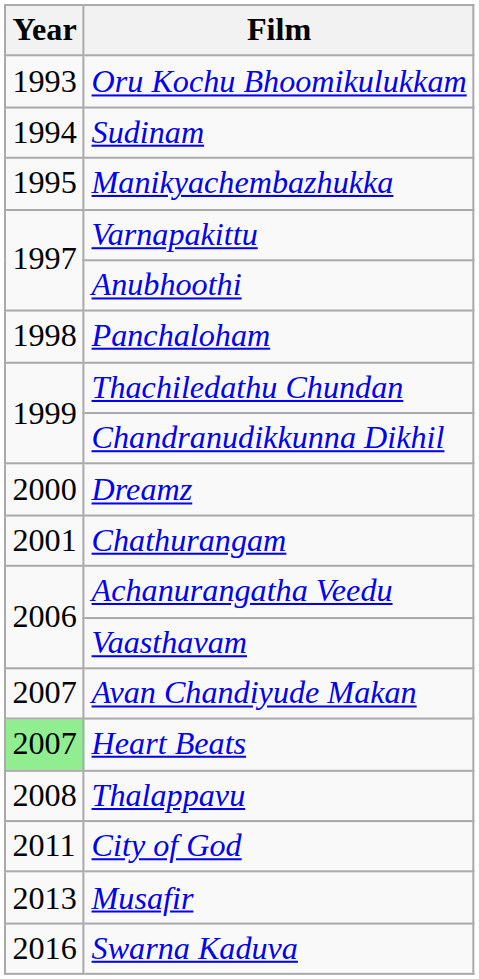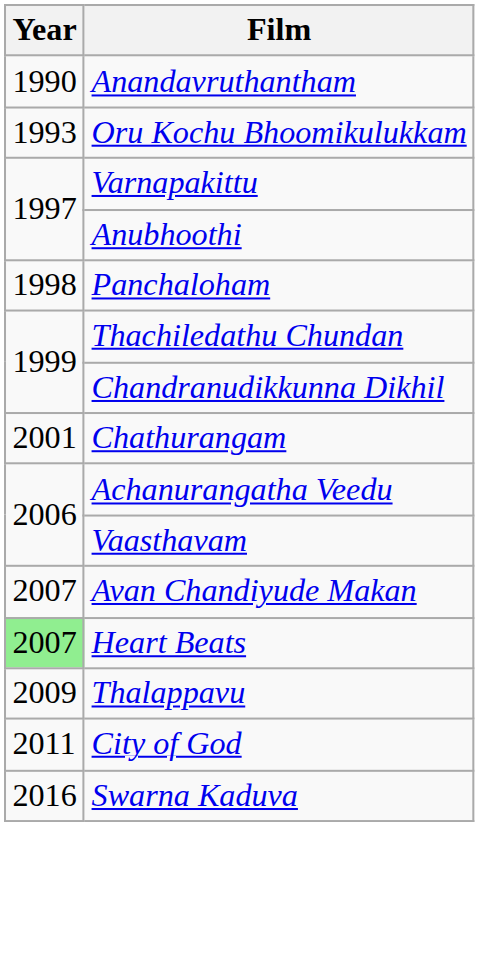+ row: (224, 81)
- row: (148, 132)
- row: (242, 183)
- row: (142, 489)
(45, 795) 2008 -> (45, 693) 2009
- row: (142, 897)
